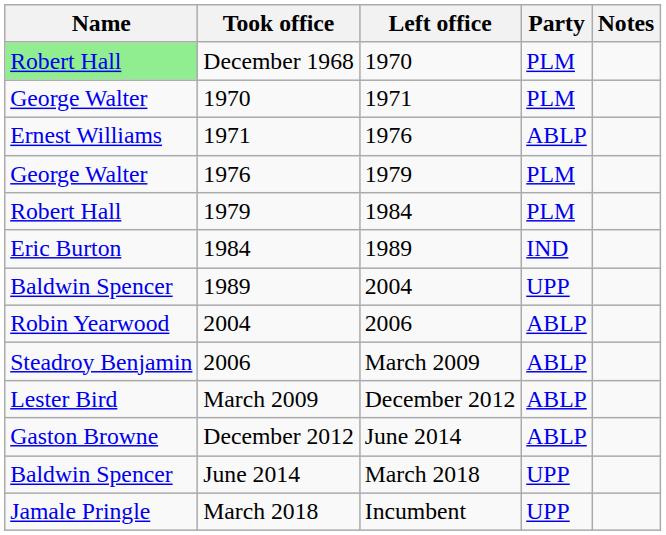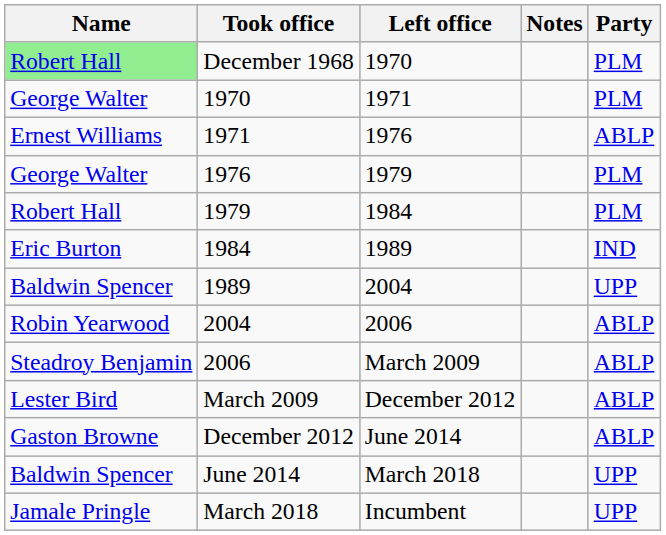columns swapped: (557, 23) <-> (626, 23)
